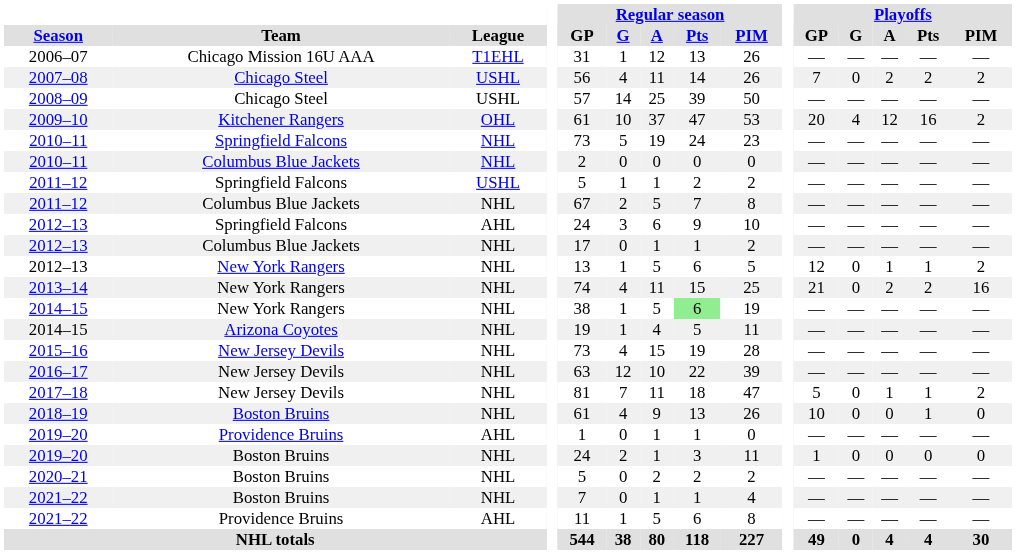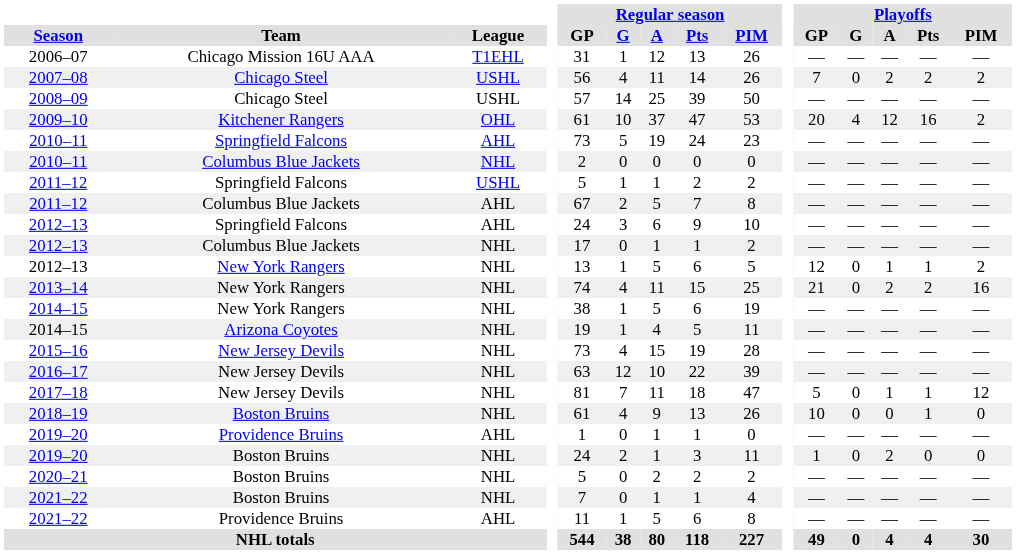(498, 140) NHL -> (498, 140) AHL
(498, 203) NHL -> (498, 203) AHL
(697, 308) lightgreen background -> (697, 308) no background
(981, 392) 2 -> (981, 392) 12
(890, 455) 0 -> (890, 455) 2
